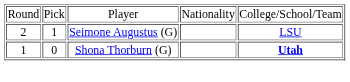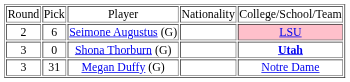(54, 32) 1 -> (54, 32) 6
(290, 32) no background -> (290, 32) pink background
(23, 50) 1 -> (23, 50) 3
+ row: (123, 67)
